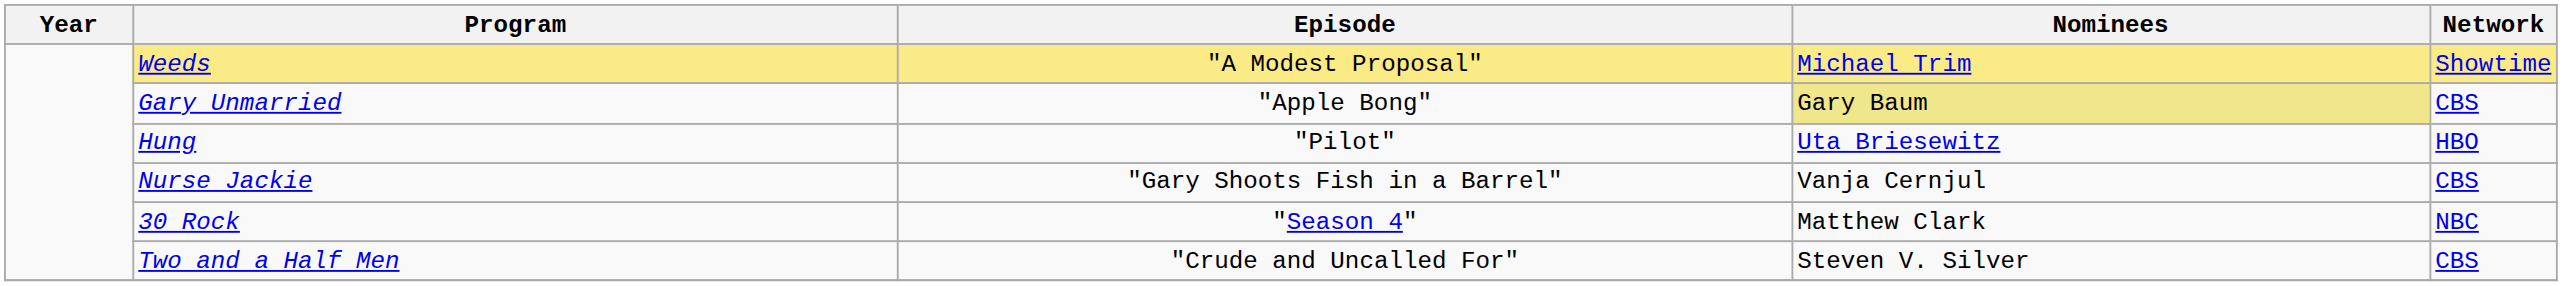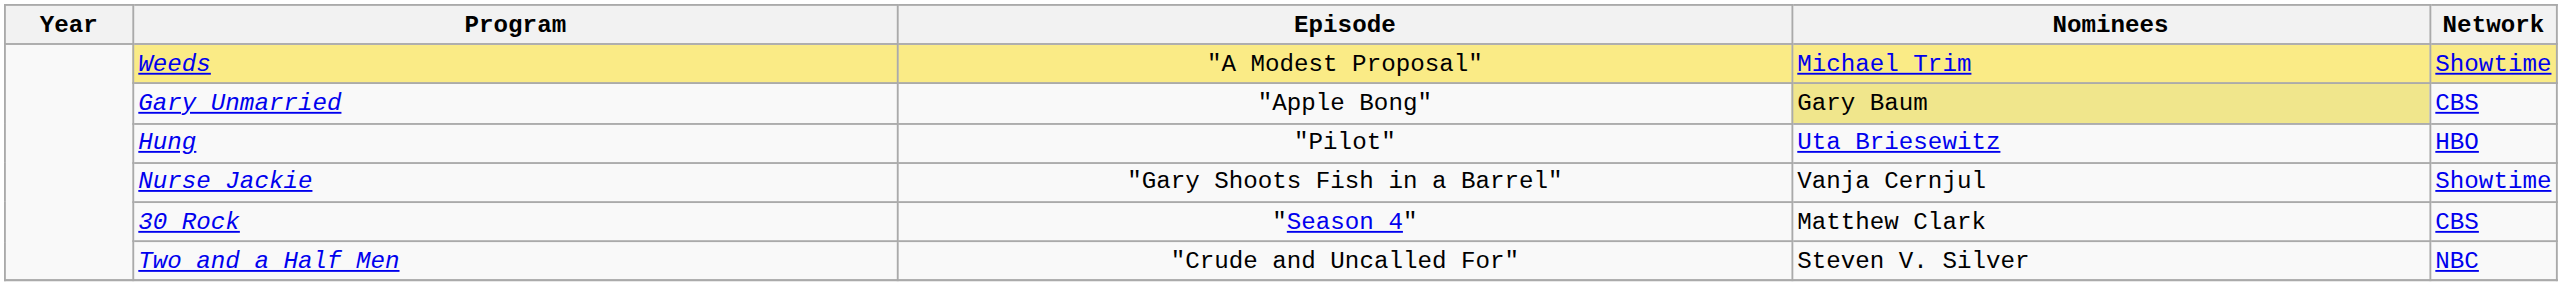(2457, 182) CBS -> (2493, 182) Showtime
(2457, 222) NBC -> (2457, 222) CBS
(2457, 261) CBS -> (2457, 261) NBC
